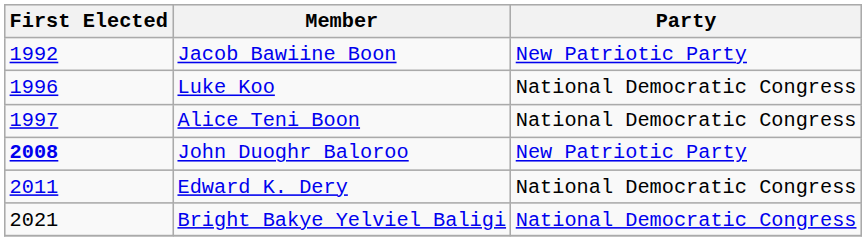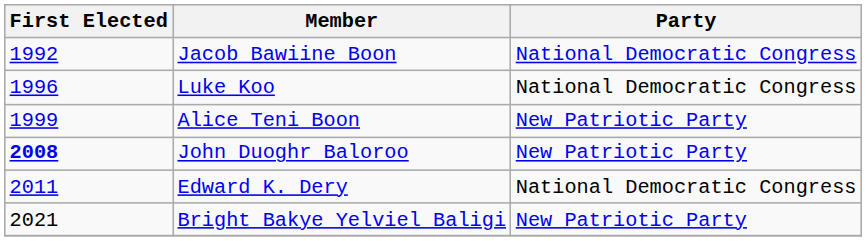(631, 54) New Patriotic Party -> (686, 54) National Democratic Congress
(34, 120) 1997 -> (34, 120) 1999
(686, 120) National Democratic Congress -> (631, 120) New Patriotic Party
(686, 220) National Democratic Congress -> (631, 220) New Patriotic Party
